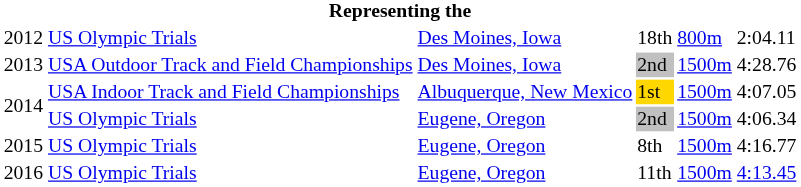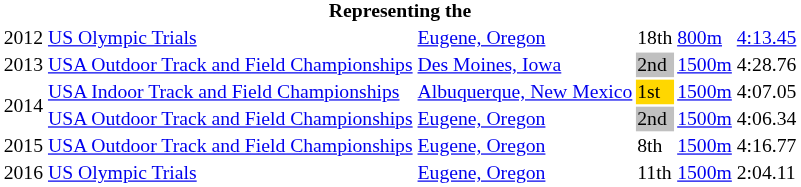(489, 37) Des Moines, Iowa -> (481, 37) Eugene, Oregon
(766, 37) 2:04.11 -> (767, 37) 4:13.45
(122, 118) US Olympic Trials -> (230, 118) USA Outdoor Track and Field Championships
(122, 145) US Olympic Trials -> (230, 145) USA Outdoor Track and Field Championships
(767, 173) 4:13.45 -> (766, 173) 2:04.11
